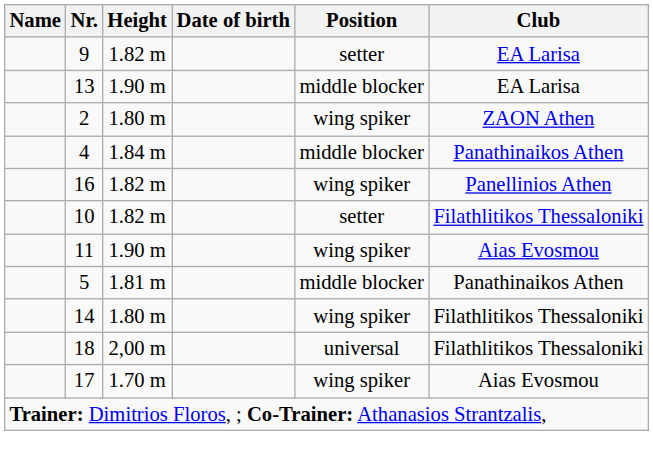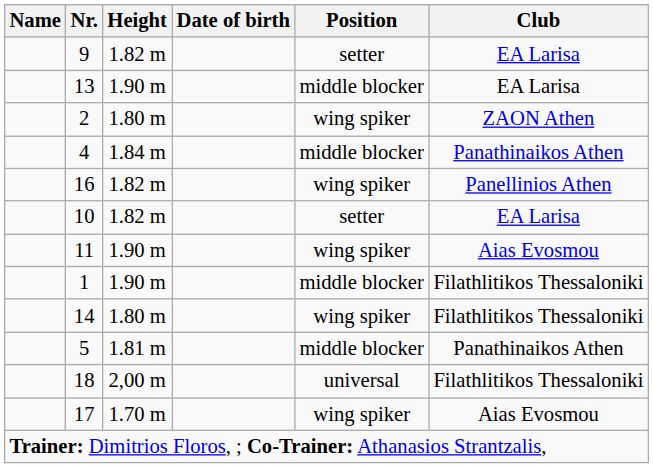(538, 217) Filathlitikos Thessaloniki -> (538, 217) EA Larisa
+ row: (84, 282)
rows swapped: (84, 315) <-> (84, 282)
